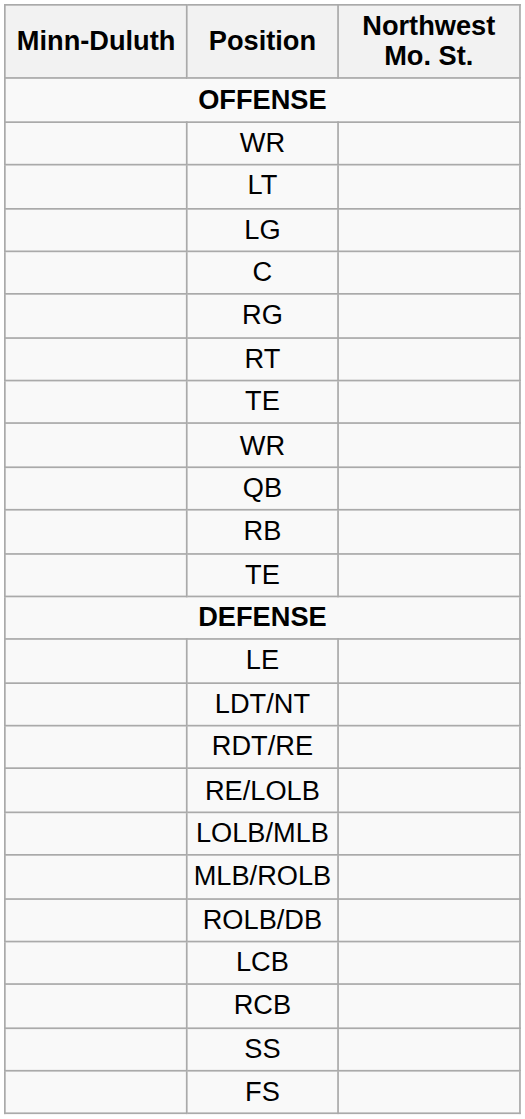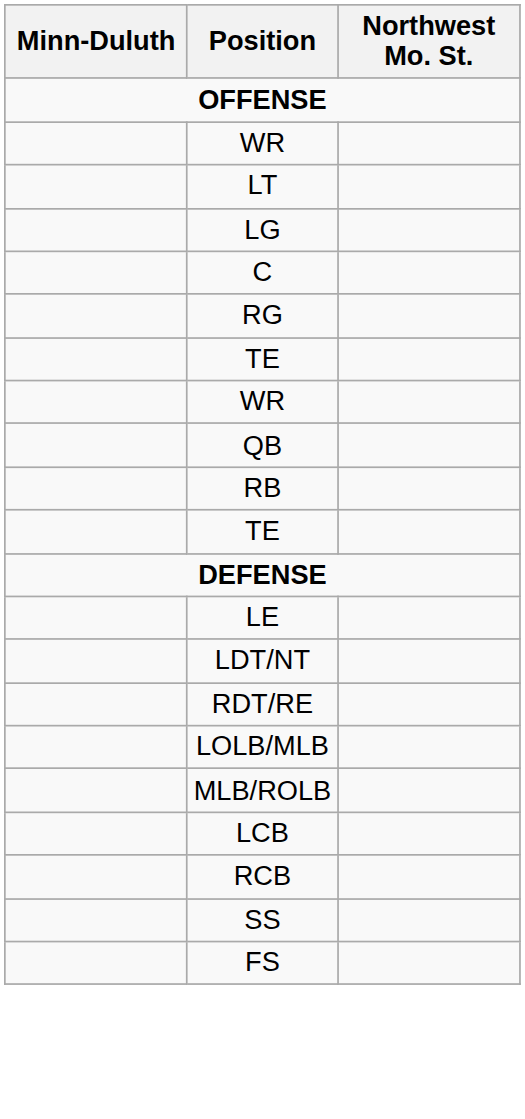- row: (96, 359)
- row: (96, 790)
- row: (96, 920)
